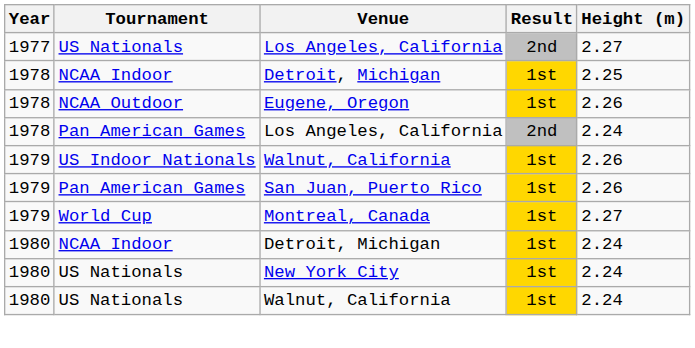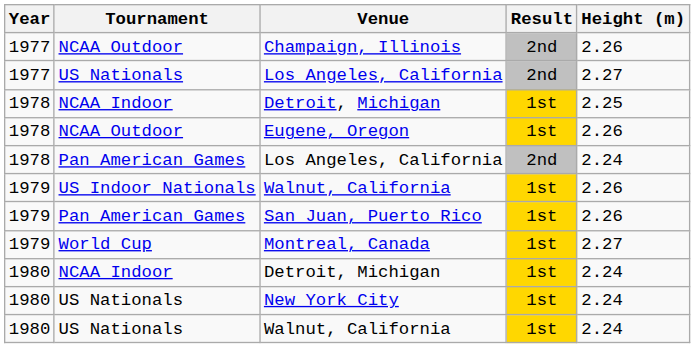+ row: (30, 47)
